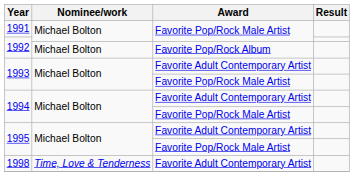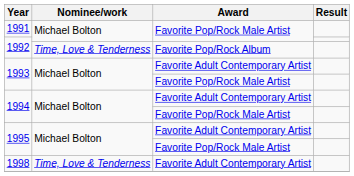(68, 49) Michael Bolton -> (92, 49) Time, Love & Tenderness
